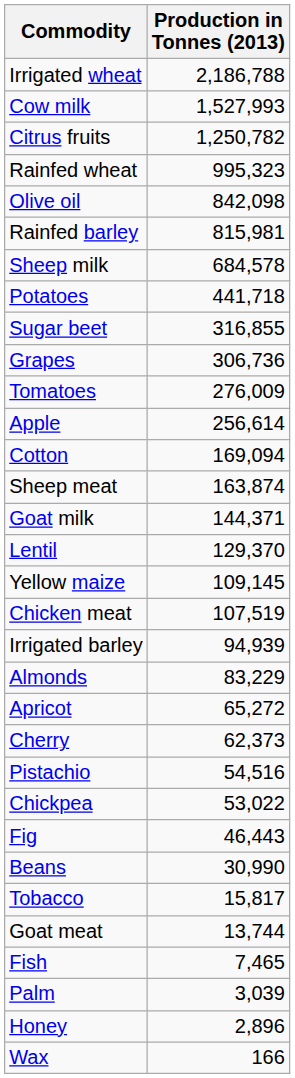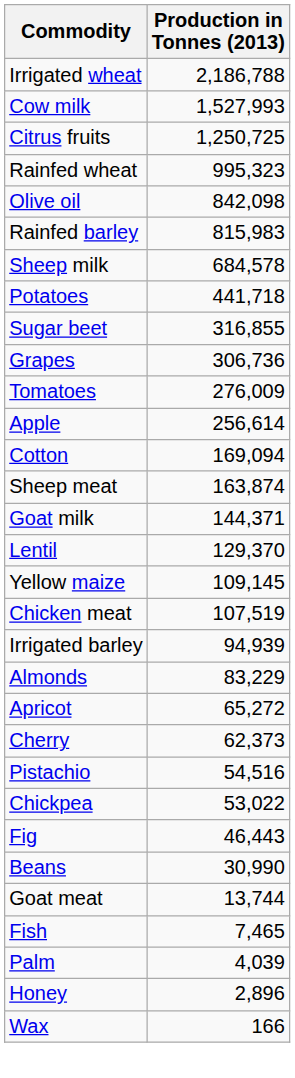(240, 138) 1,250,782 -> (240, 138) 1,250,725
(249, 233) 815,981 -> (249, 233) 815,983
- row: (46, 899)
(260, 994) 3,039 -> (260, 962) 4,039
